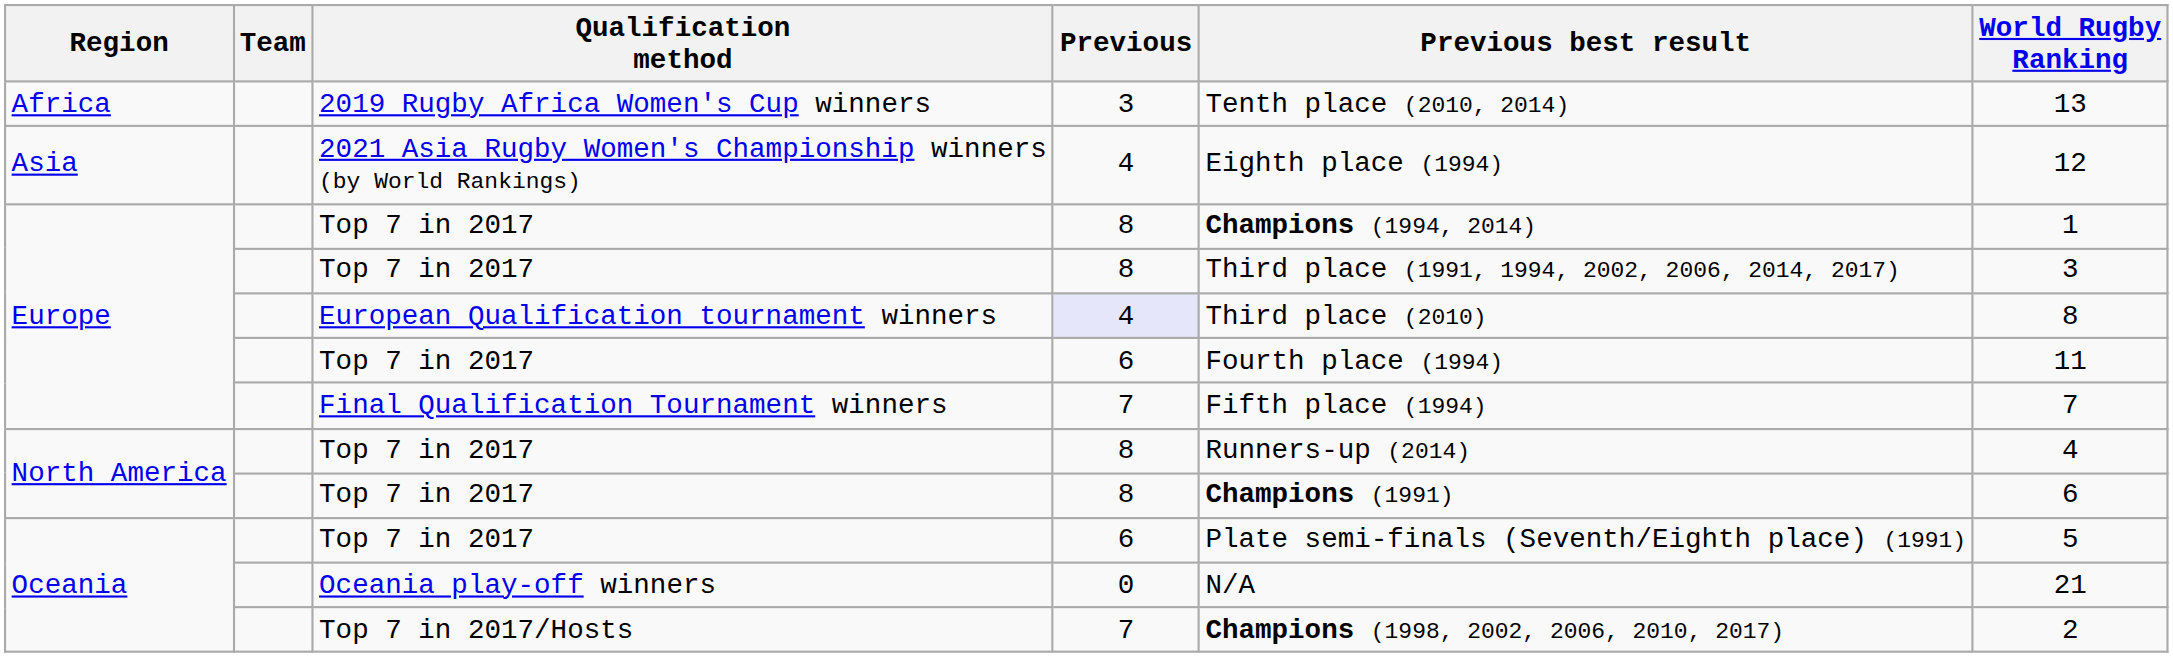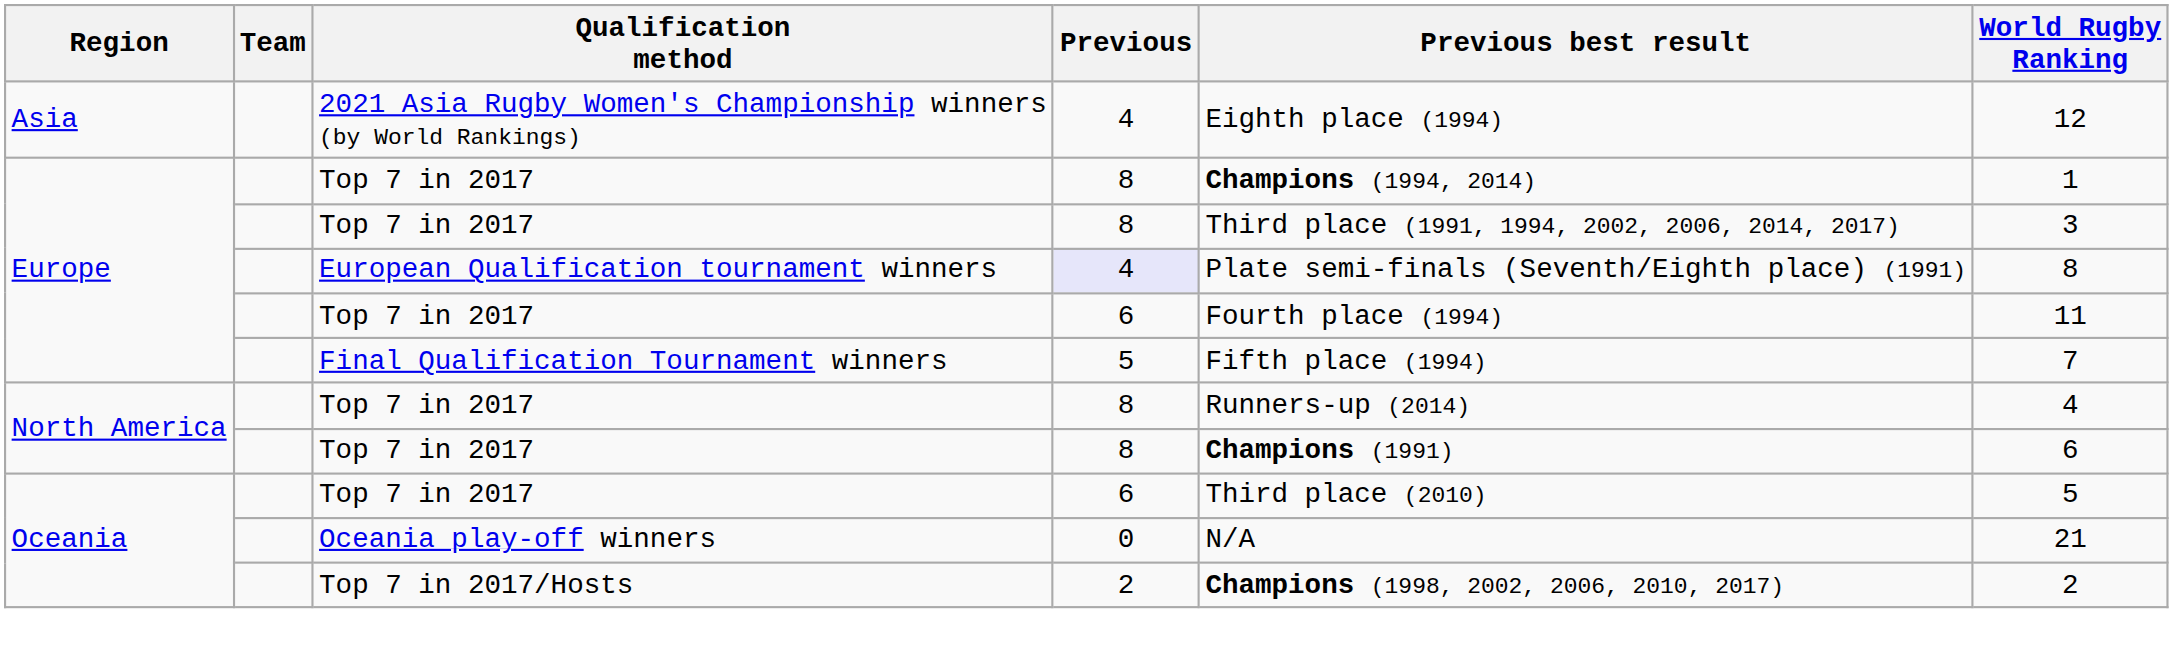- row: (61, 104)
(1346, 316) Third place (2010) -> (1586, 271) Plate semi-finals (Seventh/Eighth place) (1991)
(1126, 406) 7 -> (1126, 361) 5
(1586, 540) Plate semi-finals (Seventh/Eighth place) (1991) -> (1346, 495) Third place (2010)
(1126, 630) 7 -> (1126, 585) 2
